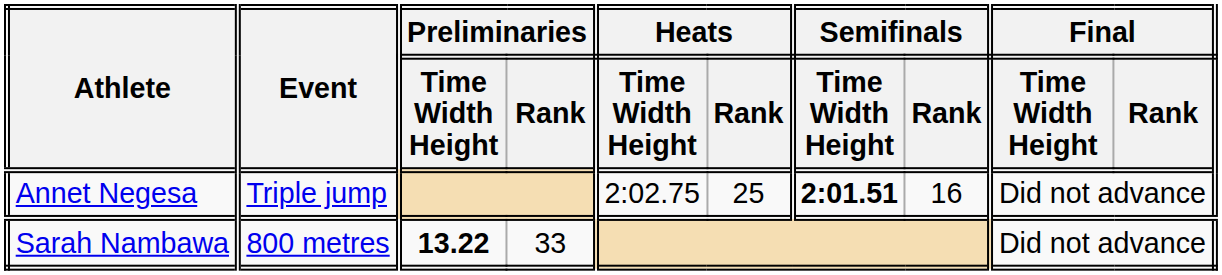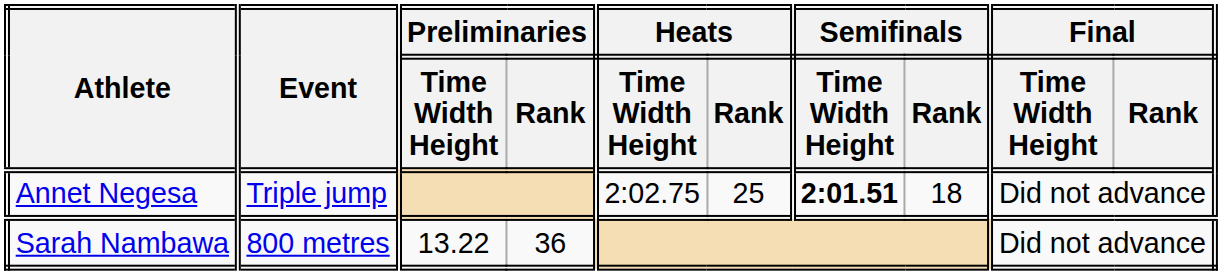(946, 194) 16 -> (946, 194) 18
(454, 243) bold -> (454, 243) normal
(550, 243) 33 -> (550, 243) 36
